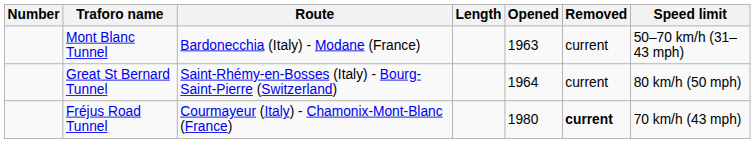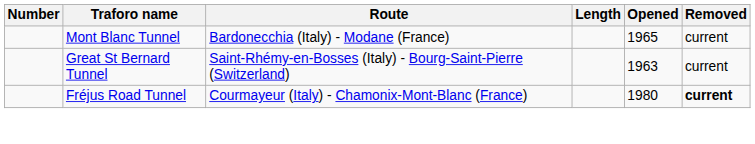- column: (690, 15)
(523, 44) 1963 -> (643, 37) 1965
(523, 82) 1964 -> (643, 66) 1963
